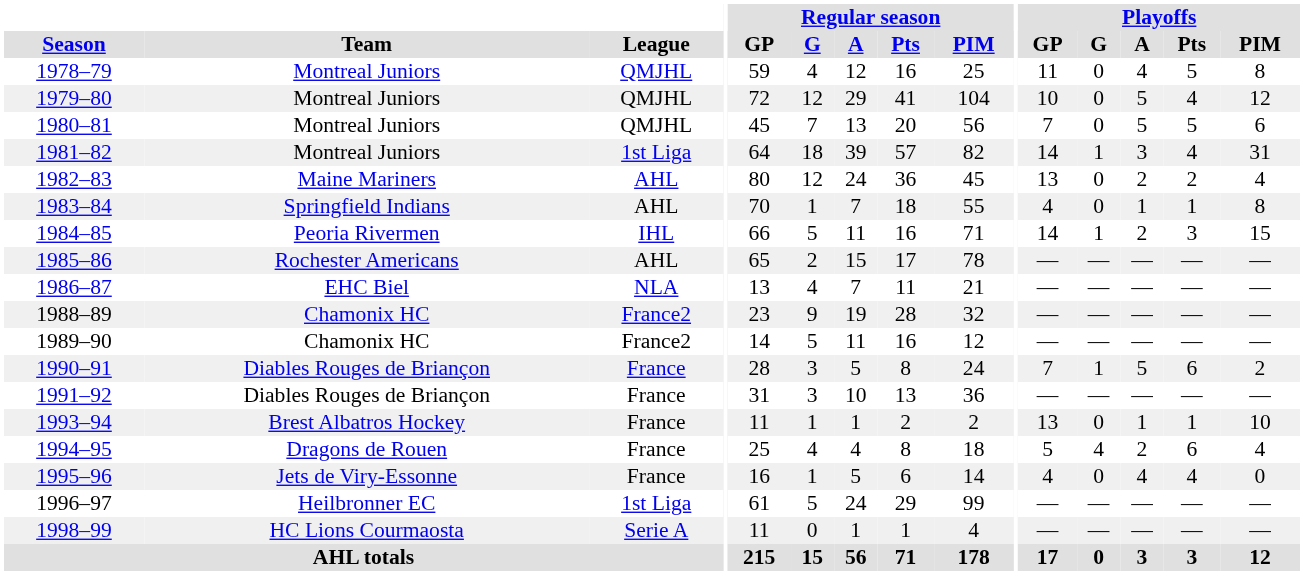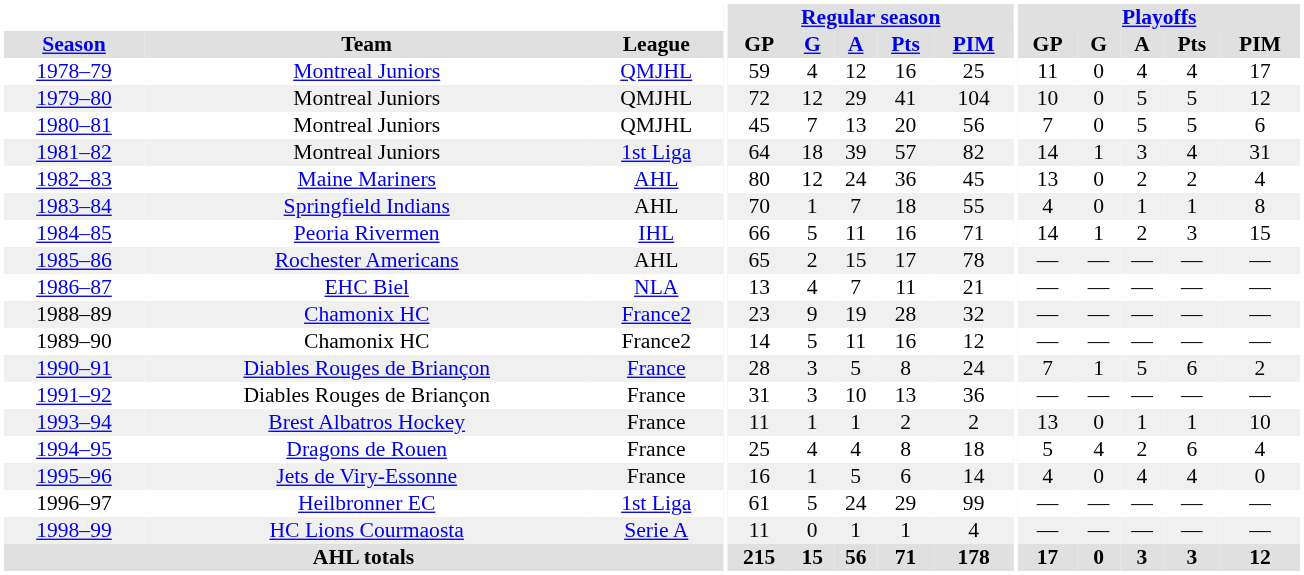(1192, 71) 5 -> (1192, 71) 4
(1260, 71) 8 -> (1260, 71) 17
(1192, 98) 4 -> (1192, 98) 5
